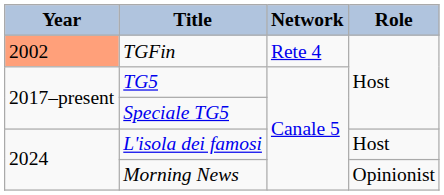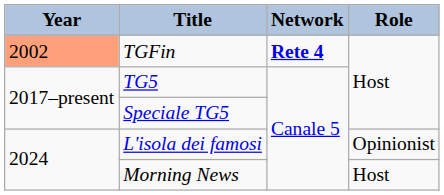(296, 50) normal -> (297, 50) bold
(371, 143) Host -> (394, 143) Opinionist
(394, 174) Opinionist -> (371, 174) Host
